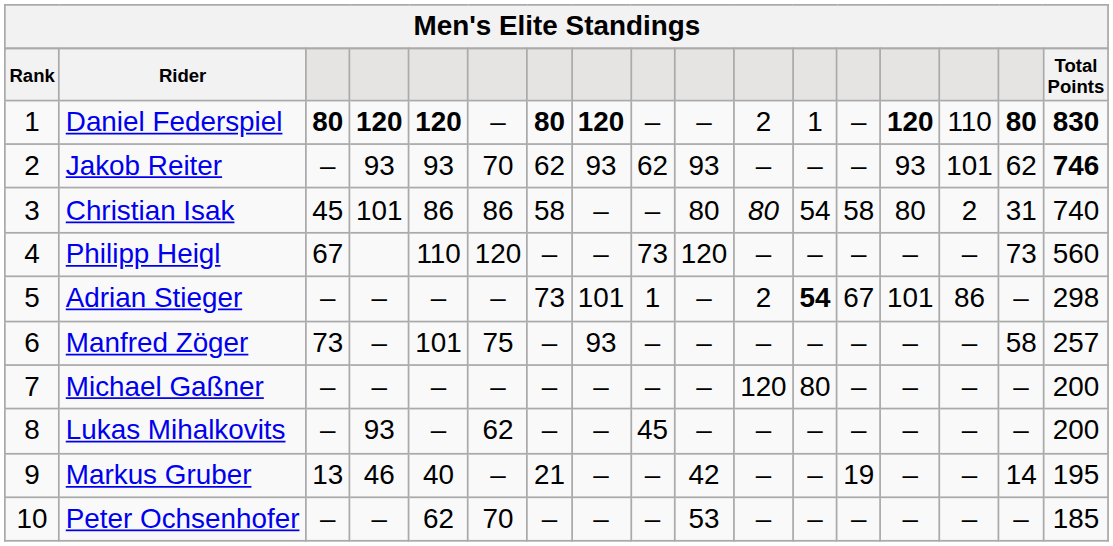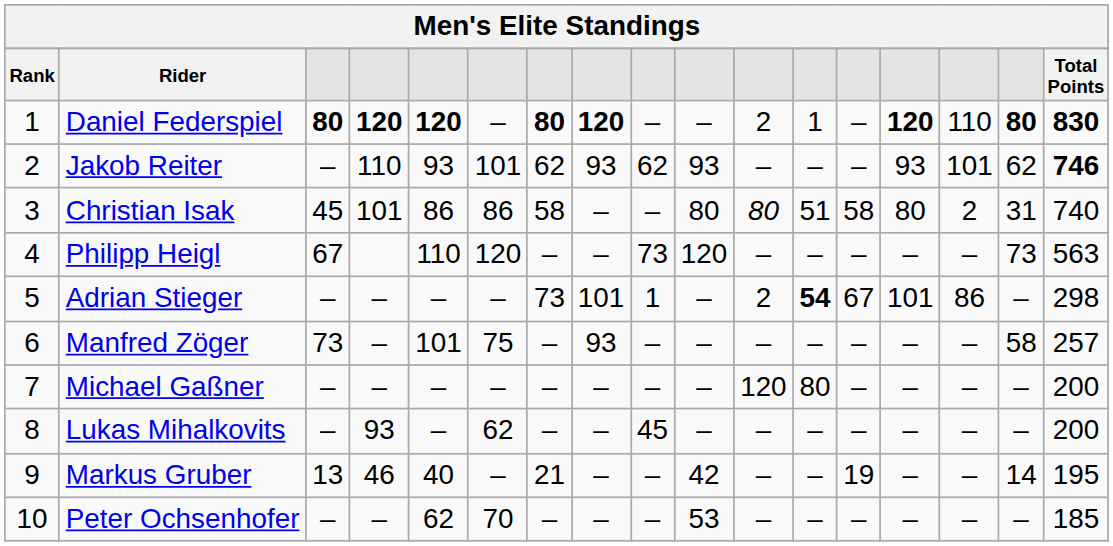(379, 165) 93 -> (379, 165) 110
(498, 165) 70 -> (498, 165) 101
(815, 209) 54 -> (815, 209) 51
(1076, 254) 560 -> (1076, 254) 563
